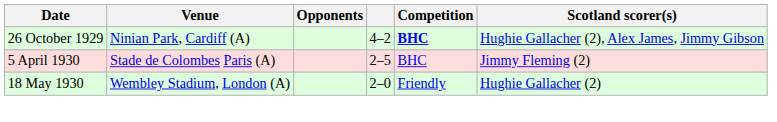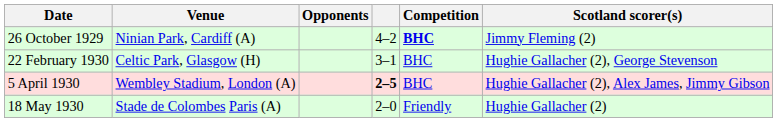(622, 38) Hughie Gallacher (2), Alex James, Jimmy Gibson -> (541, 38) Jimmy Fleming (2)
+ row: (58, 60)
(193, 60) Stade de Colombes Paris (A) -> (206, 83) Wembley Stadium, London (A)
(380, 60) normal -> (386, 83) bold
(535, 60) Jimmy Fleming (2) -> (628, 83) Hughie Gallacher (2), Alex James, Jimmy Gibson
(200, 83) Wembley Stadium, London (A) -> (198, 106) Stade de Colombes Paris (A)
